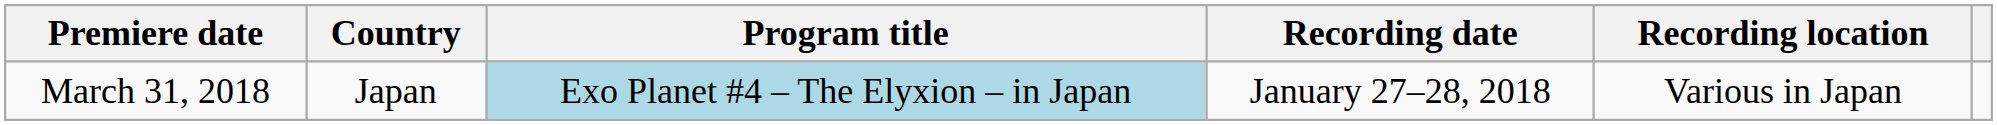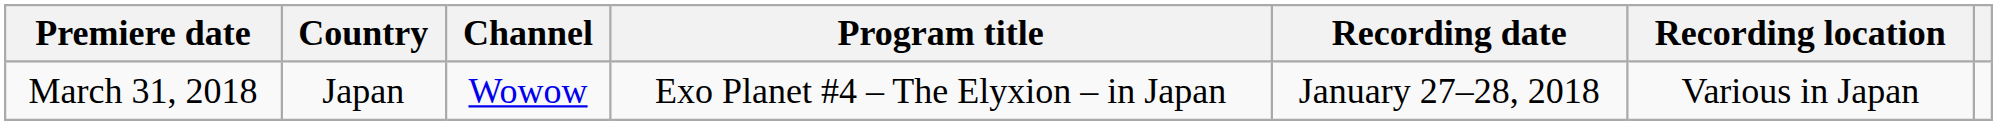+ column: (528, 33)
(846, 90) lightblue background -> (941, 90) no background
